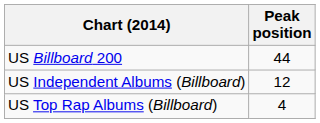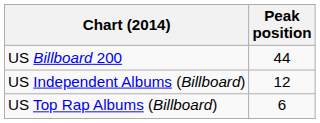(282, 105) 4 -> (282, 105) 6
